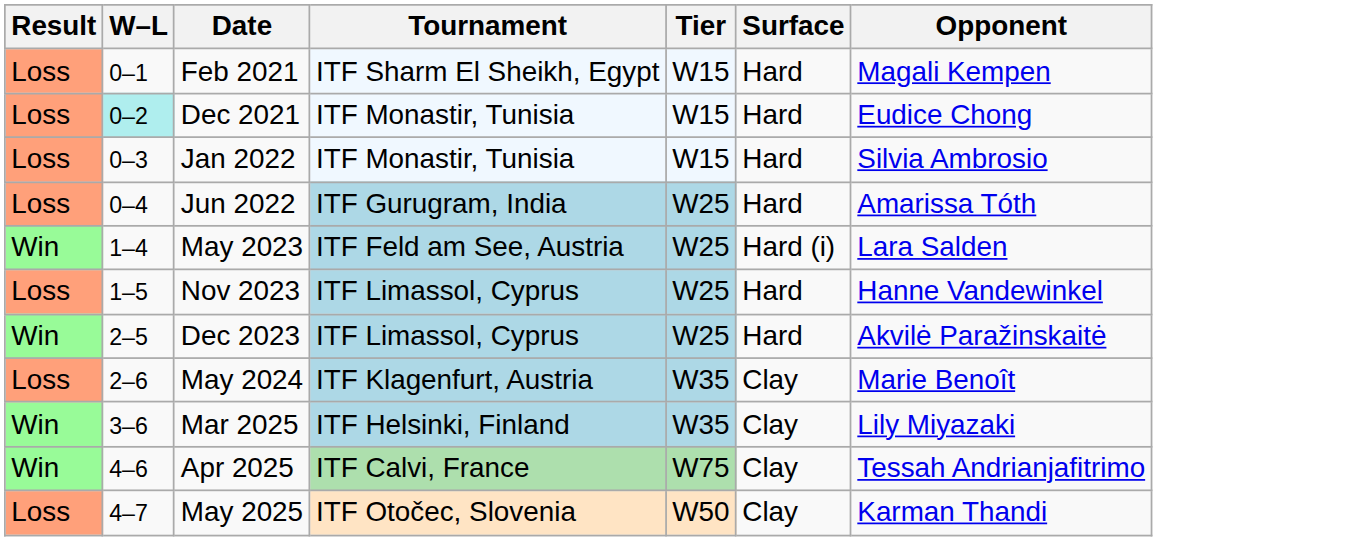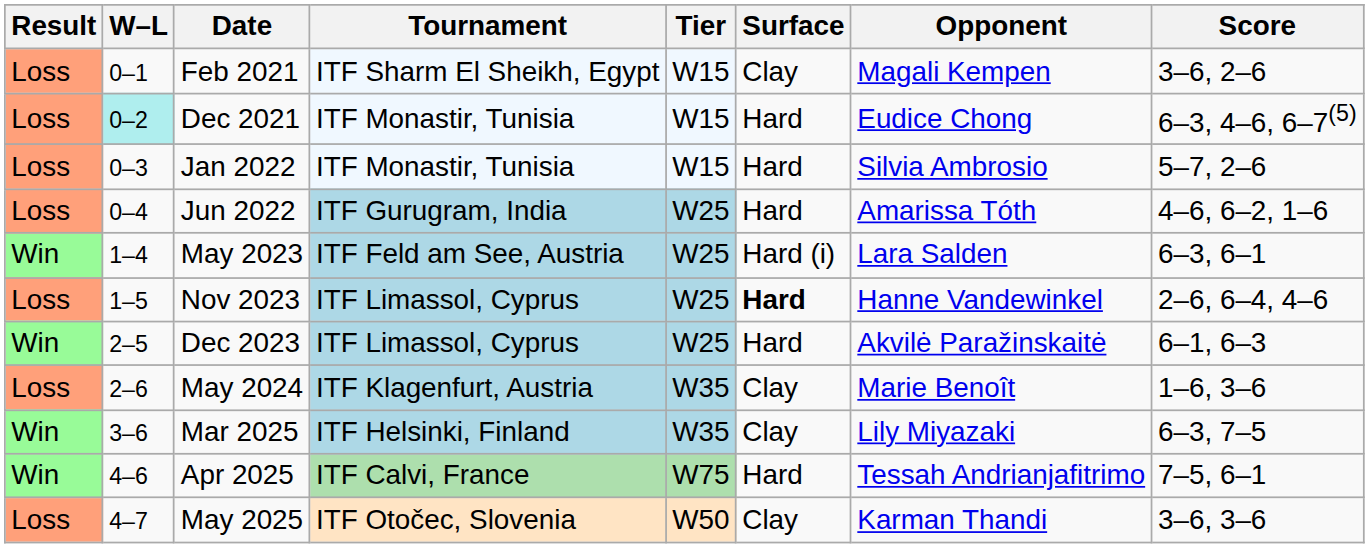+ column: (1257, 26)
(773, 70) Hard -> (770, 70) Clay
(773, 291) normal -> (774, 299) bold
(770, 468) Clay -> (773, 475) Hard
